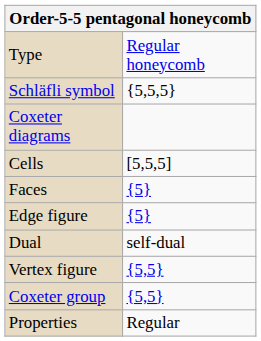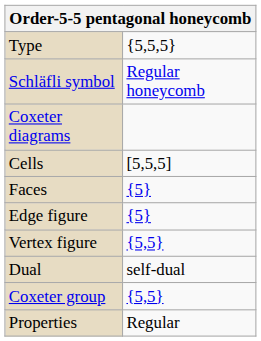(166, 54) Regular honeycomb -> (151, 45) {5,5,5}
(151, 90) {5,5,5} -> (166, 81) Regular honeycomb
rows swapped: (53, 269) <-> (25, 242)
